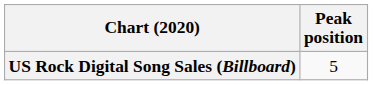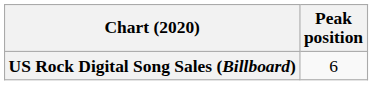(333, 65) 5 -> (333, 65) 6
